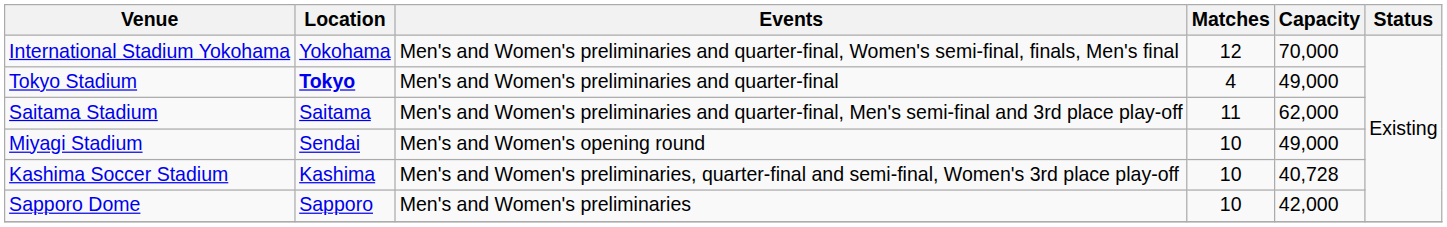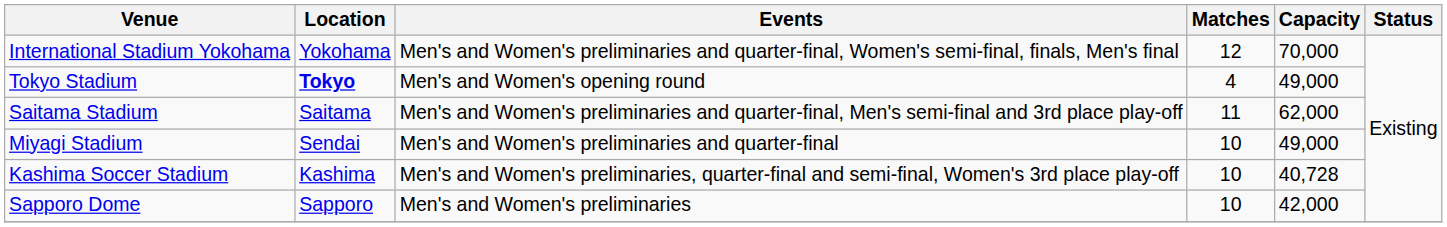(619, 81) Men's and Women's preliminaries and quarter-final -> (552, 81) Men's and Women's opening round
(552, 143) Men's and Women's opening round -> (619, 143) Men's and Women's preliminaries and quarter-final
